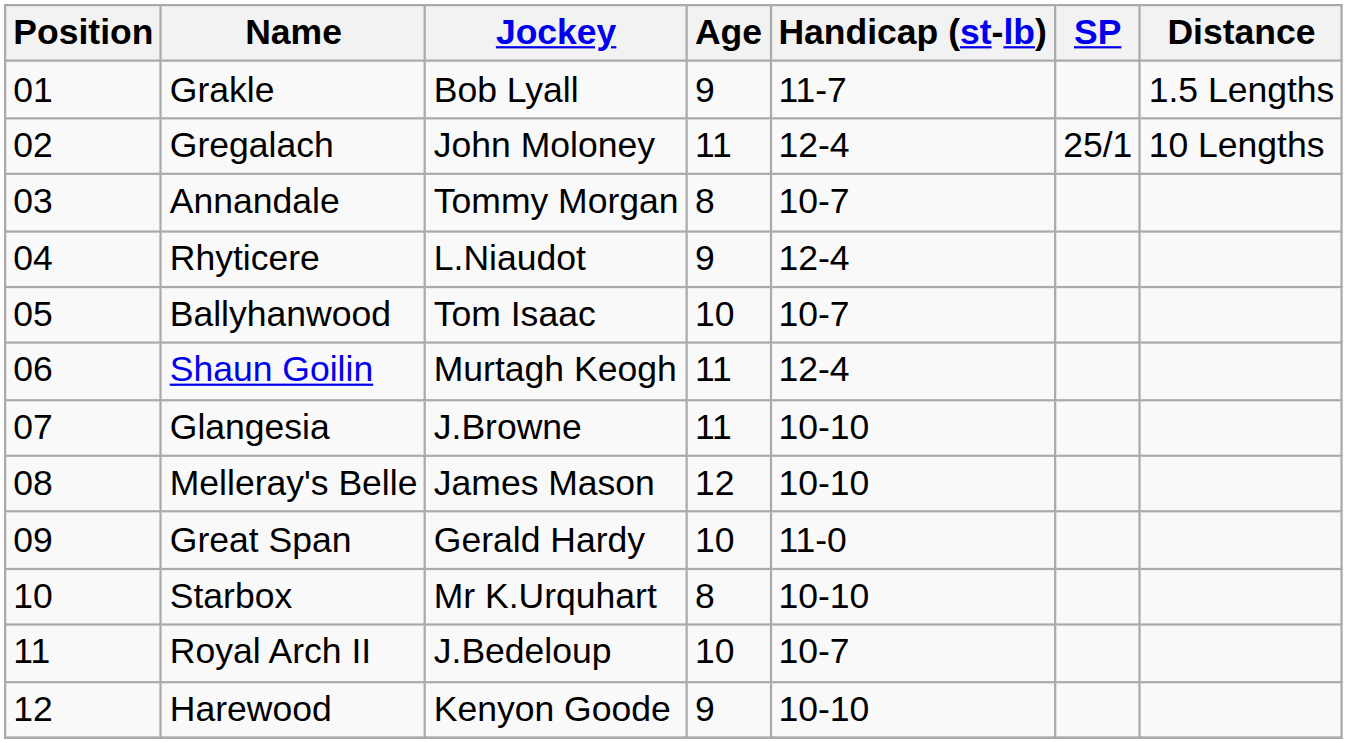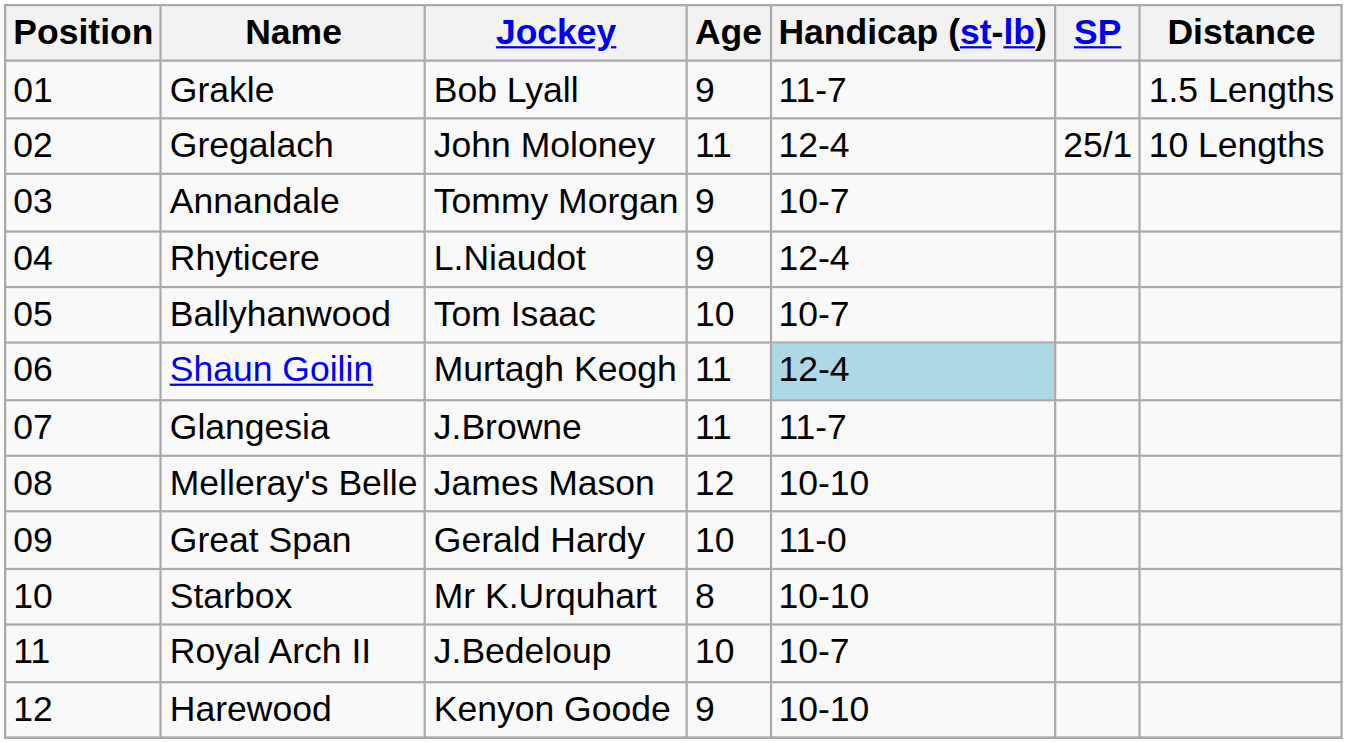(705, 201) 8 -> (705, 201) 9
(814, 370) no background -> (814, 370) lightblue background
(824, 426) 10-10 -> (813, 426) 11-7
